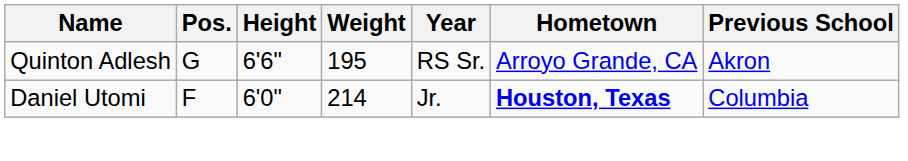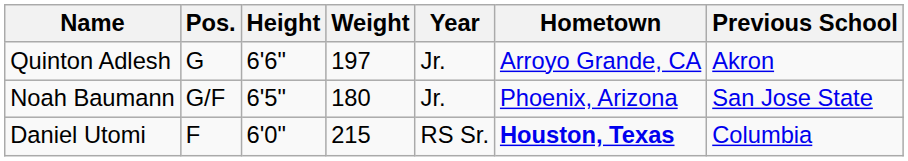(347, 60) 195 -> (351, 60) 197
(451, 60) RS Sr. -> (433, 60) Jr.
+ row: (92, 98)
(347, 98) 214 -> (351, 135) 215
(429, 98) Jr. -> (455, 135) RS Sr.
